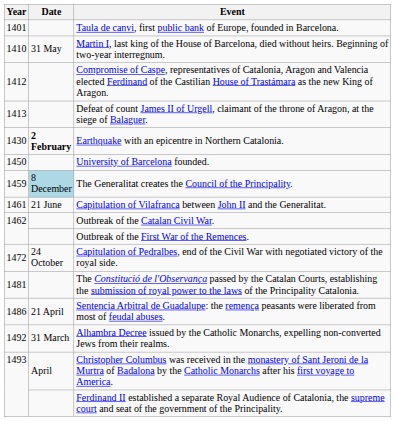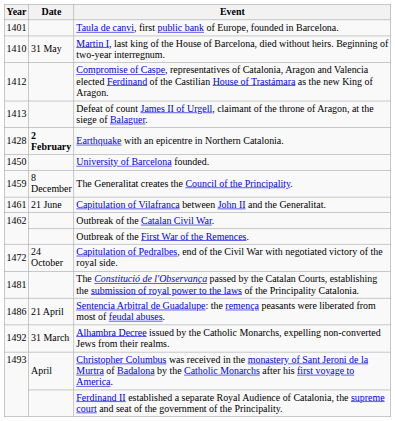(17, 141) 1430 -> (17, 141) 1428
(51, 183) lightblue background -> (51, 183) no background
